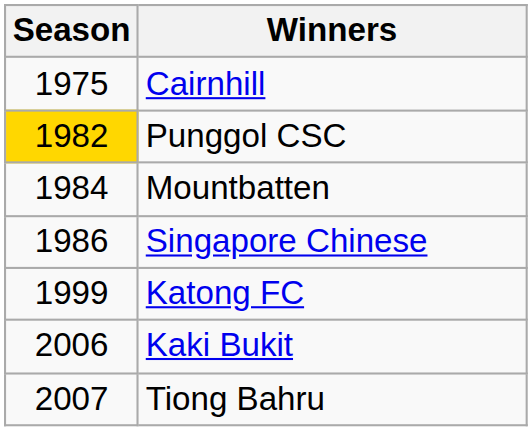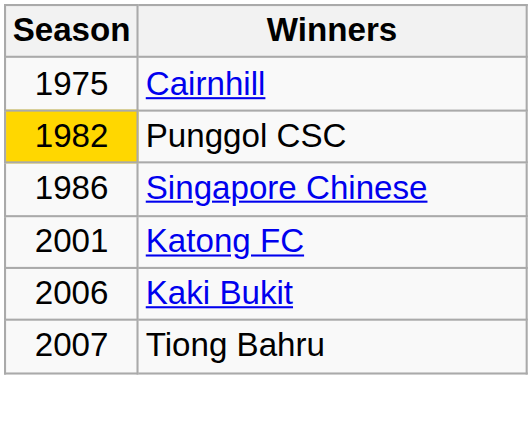- row: (238, 188)
(72, 293) 1999 -> (72, 240) 2001
